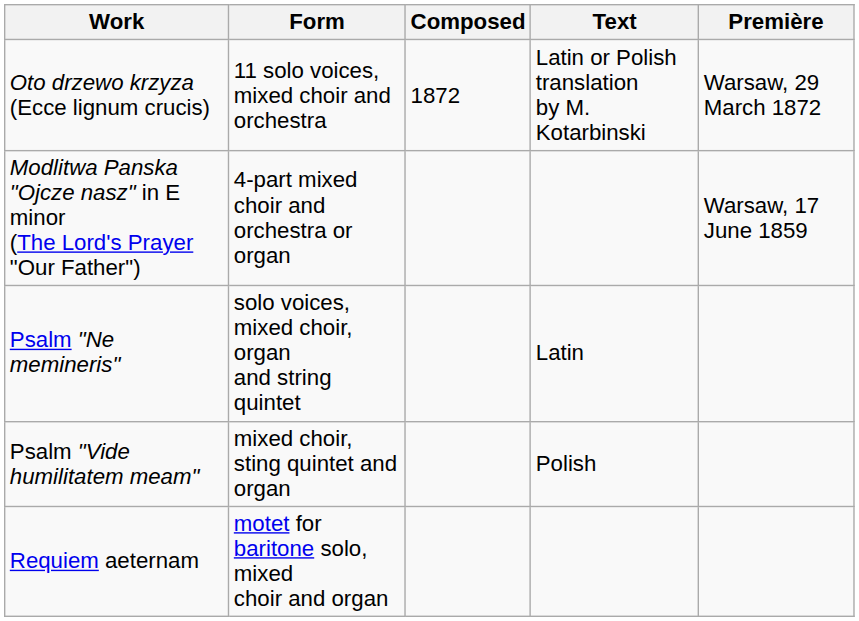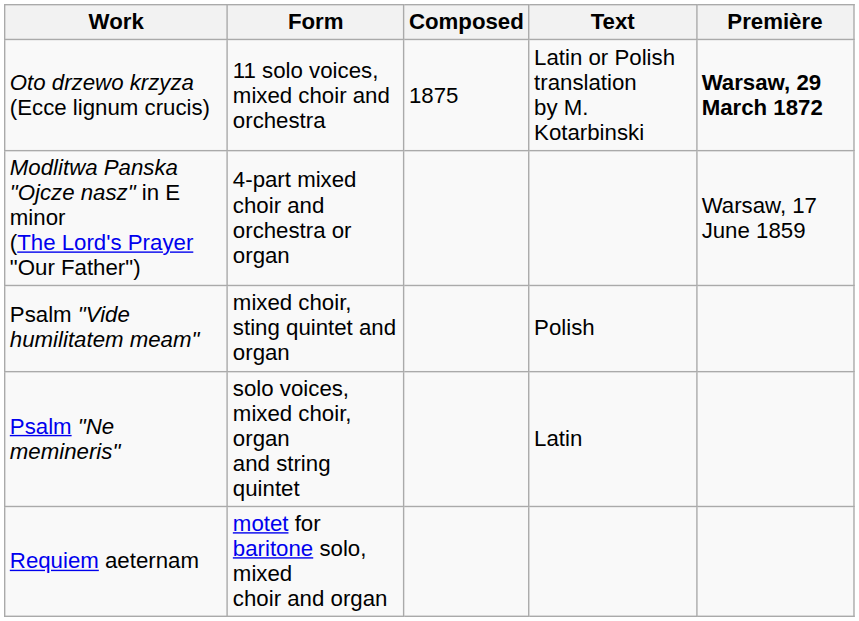(435, 94) 1872 -> (434, 94) 1875
(763, 94) normal -> (762, 94) bold
rows swapped: (65, 353) <-> (105, 463)
